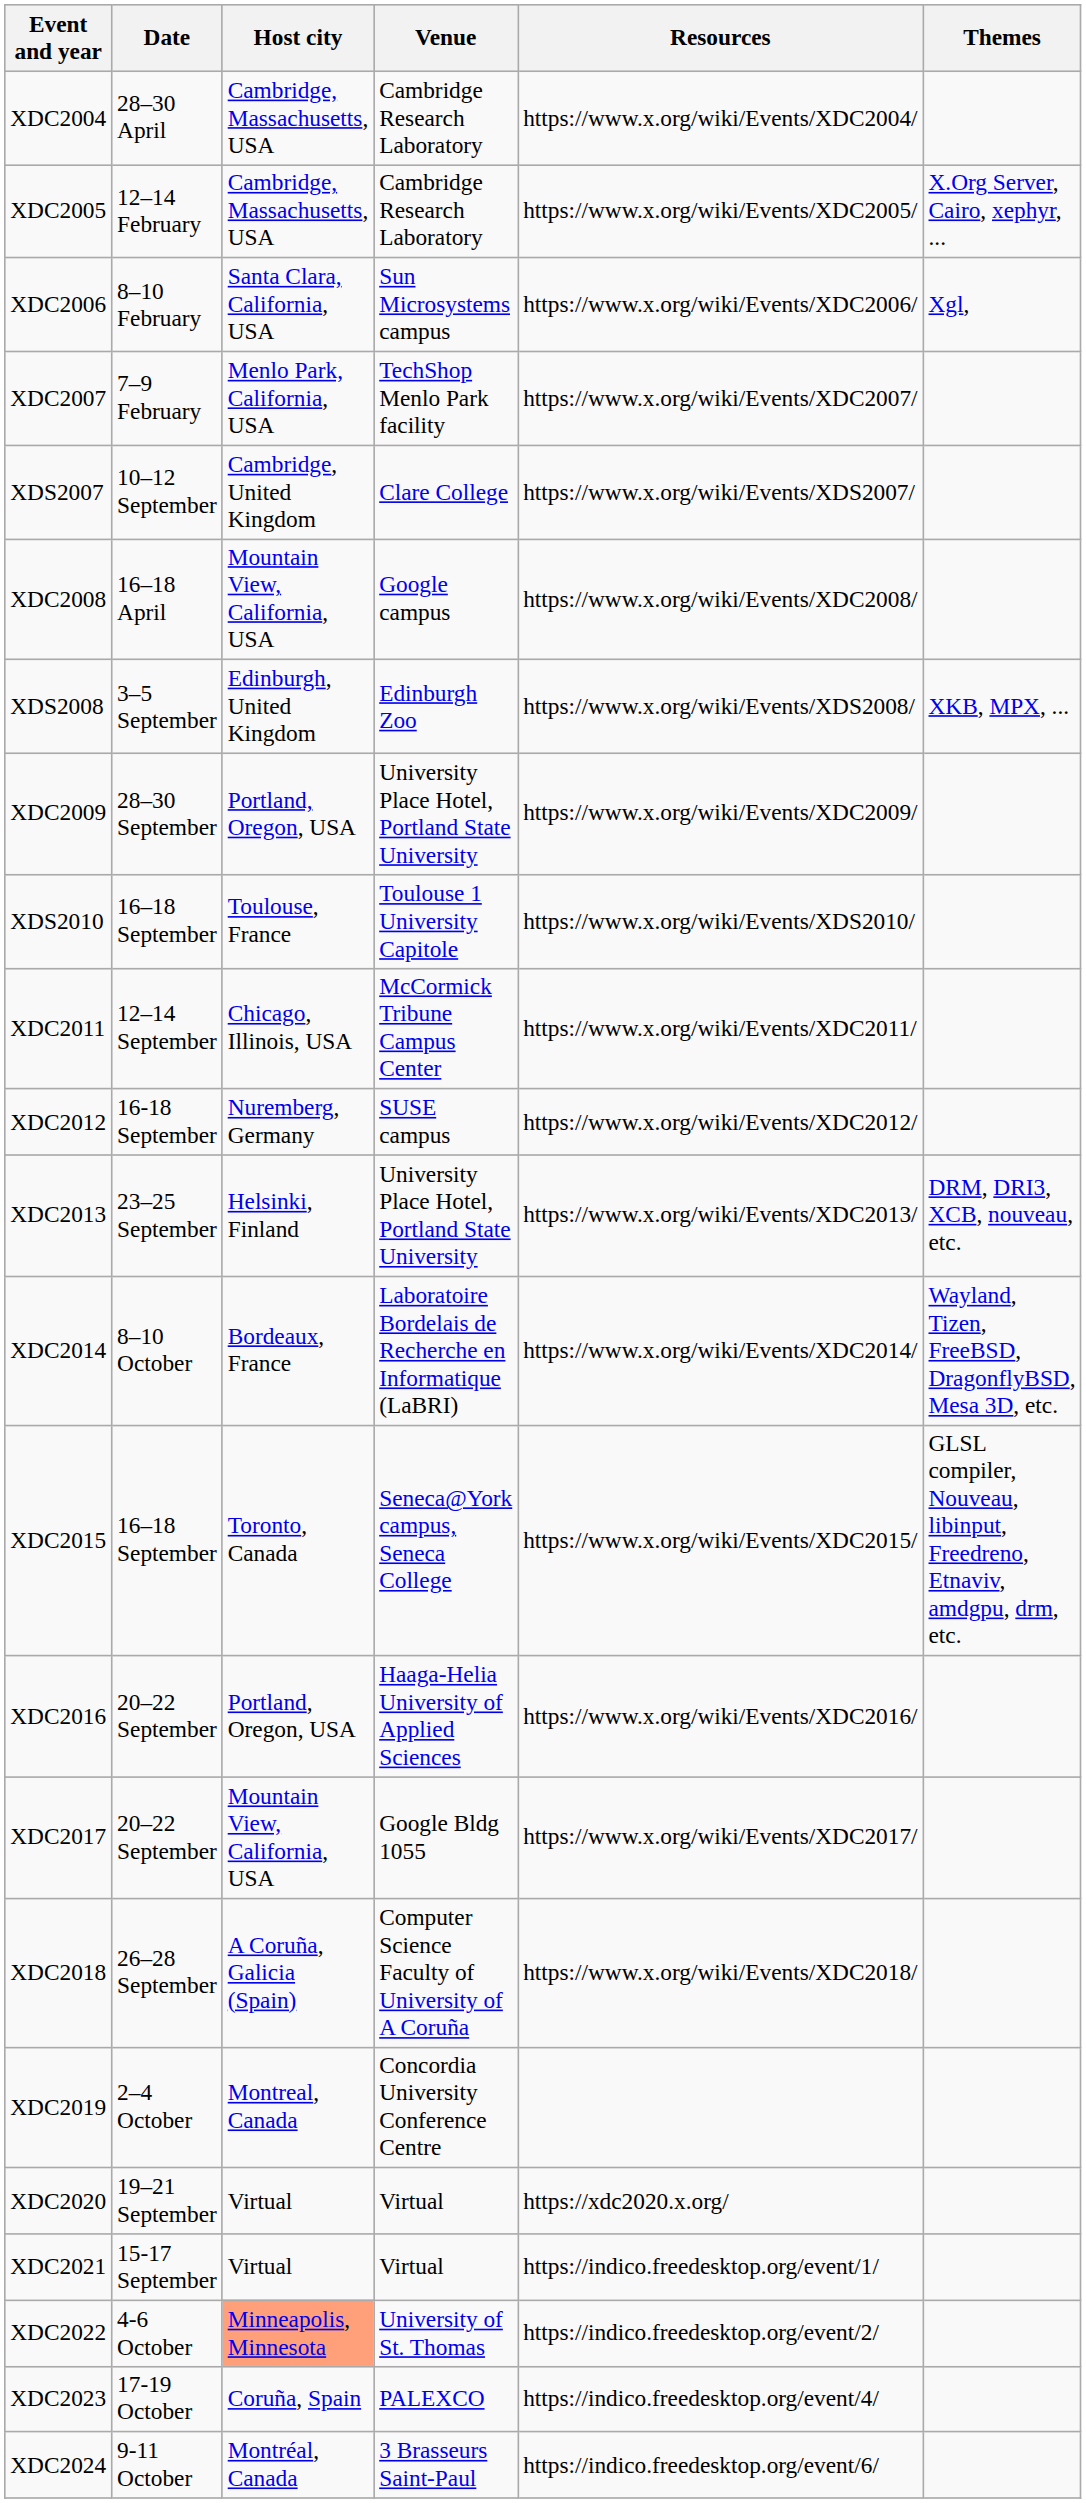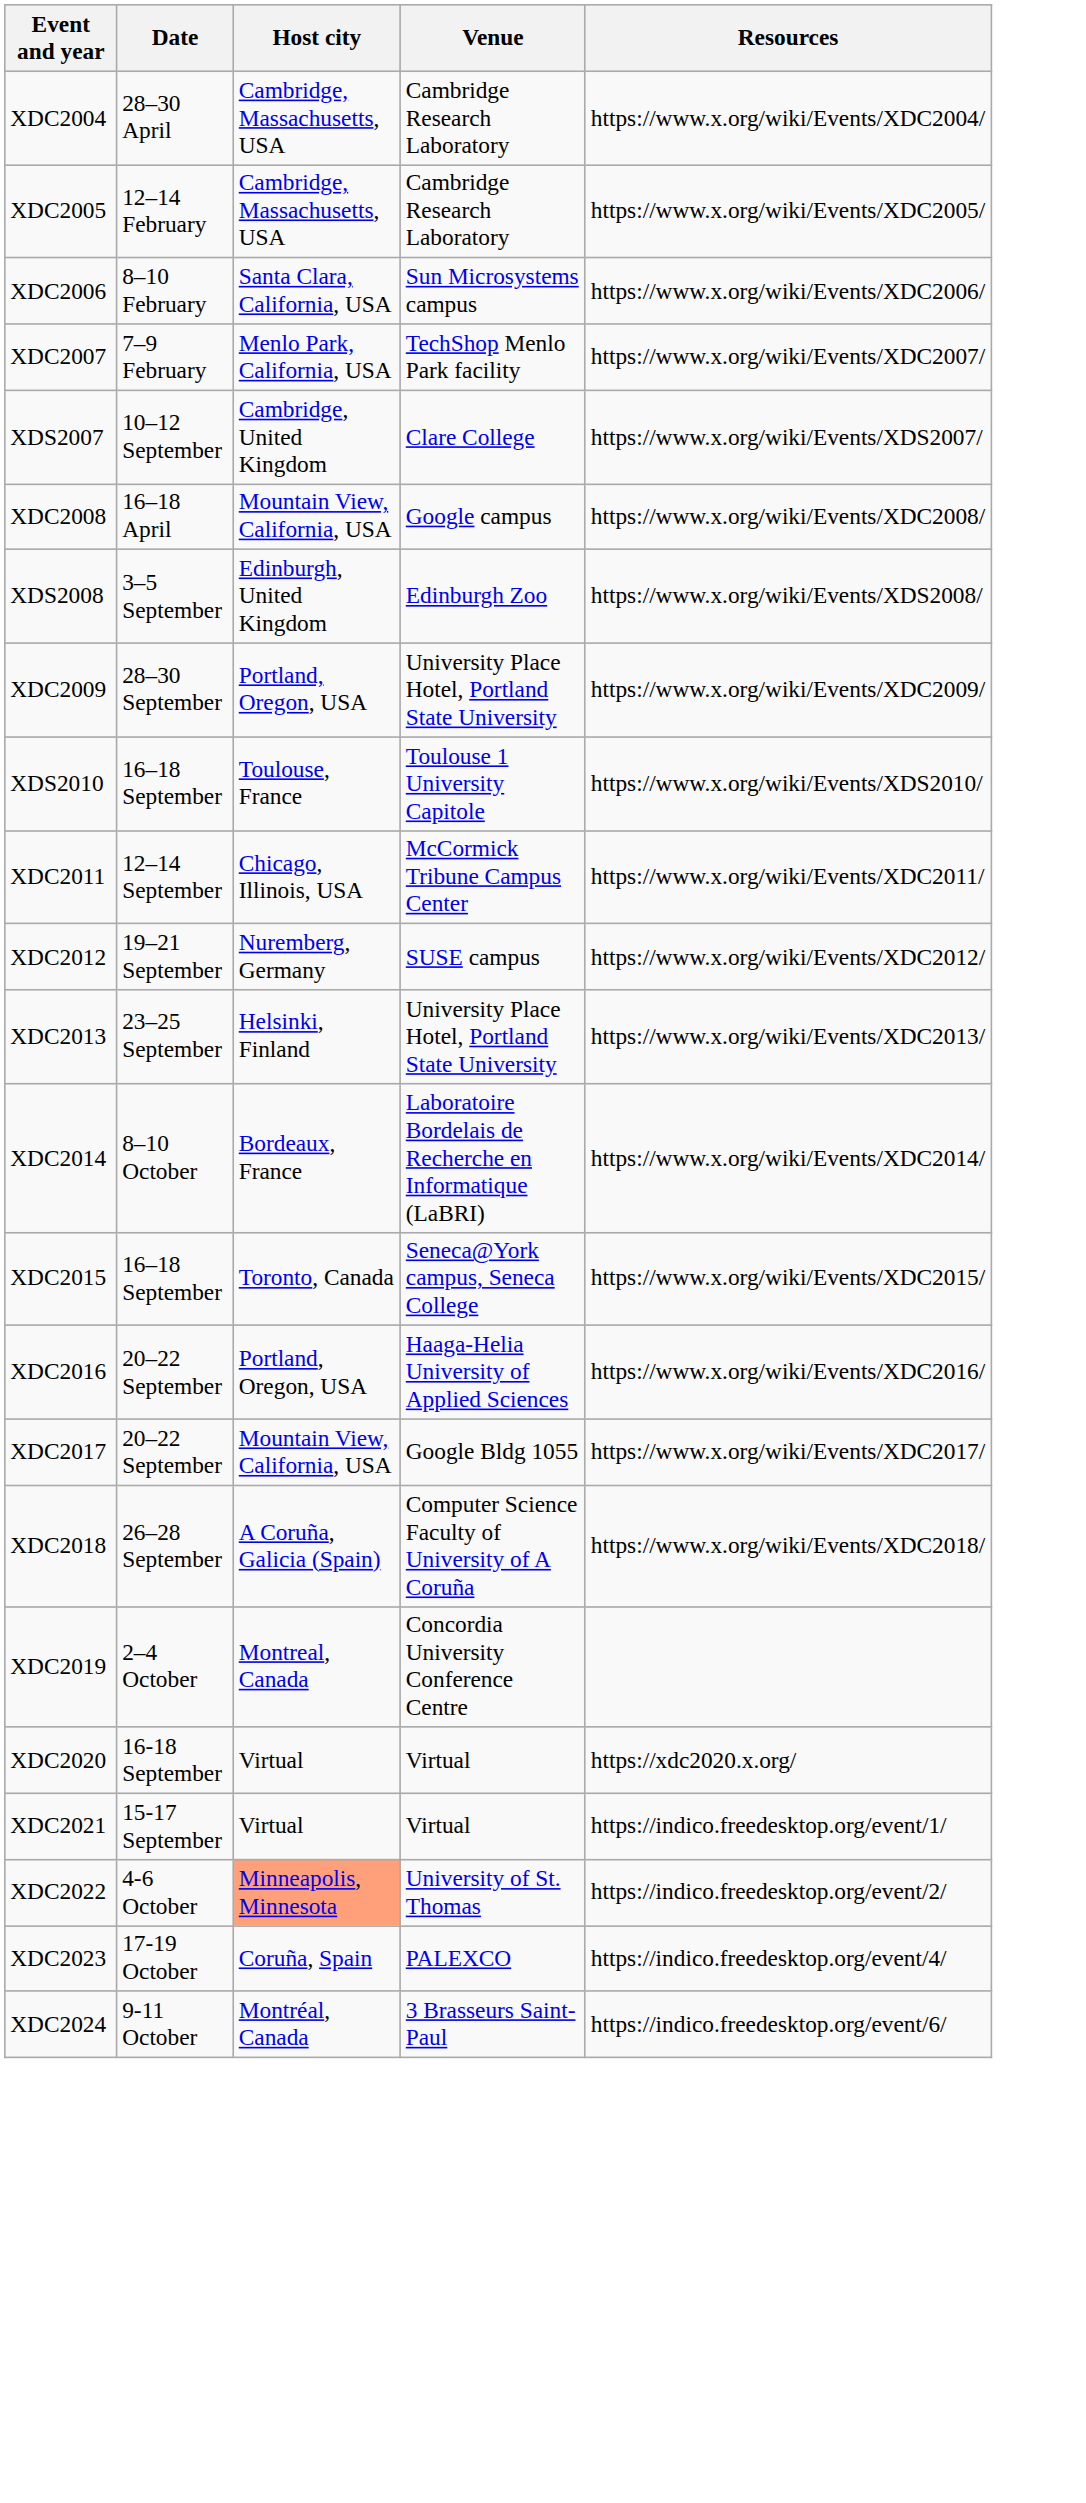- column: (1002, 37)
(167, 1122) 16-18 September -> (172, 956) 19–21 September
(167, 2201) 19–21 September -> (172, 1760) 16-18 September
